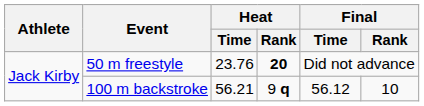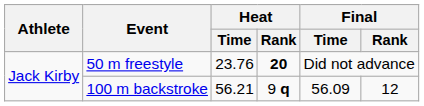(331, 89) 56.12 -> (331, 89) 56.09
(390, 89) 10 -> (390, 89) 12
